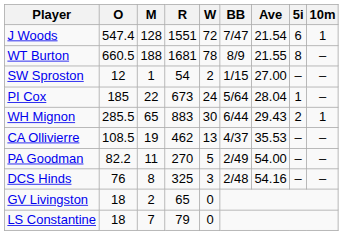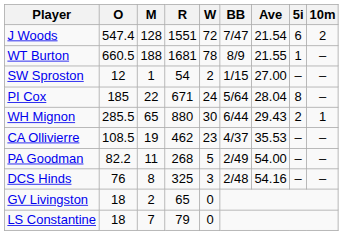(323, 35) 1 -> (323, 35) 2
(298, 55) 8 -> (298, 55) 1
(182, 96) 673 -> (182, 96) 671
(298, 96) 1 -> (298, 96) 8
(182, 117) 883 -> (182, 117) 880
(210, 138) 13 -> (210, 138) 23
(182, 158) 270 -> (182, 158) 268
